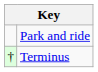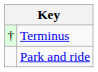rows swapped: (45, 56) <-> (55, 35)
